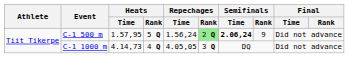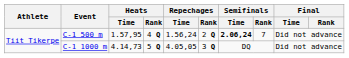(154, 34) 5 Q -> (154, 34) 4 Q
(209, 34) lightgreen background -> (209, 34) no background
(264, 34) 9 -> (264, 34) 7
(154, 47) 4 Q -> (154, 47) 5 Q
